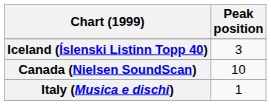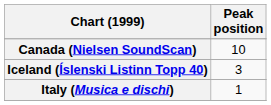rows swapped: (108, 69) <-> (108, 49)
